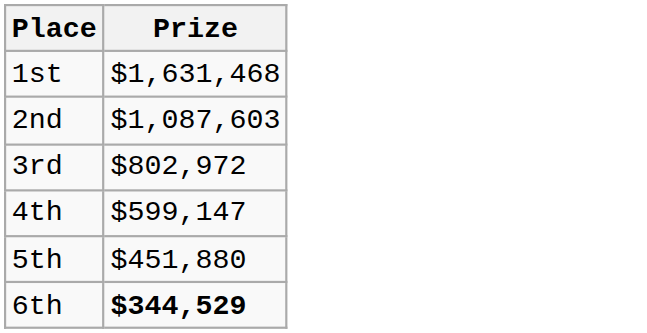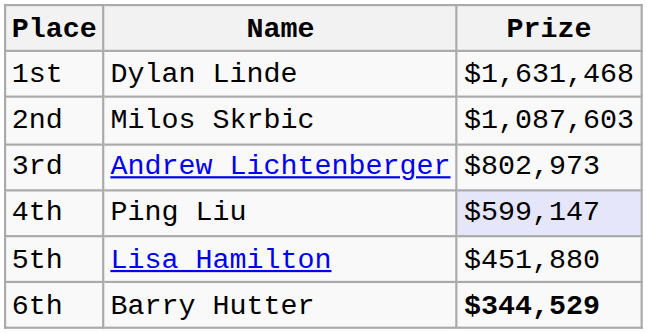+ column: (280, 28)
(178, 167) $802,972 -> (532, 167) $802,973
(178, 213) no background -> (532, 213) lavender background
